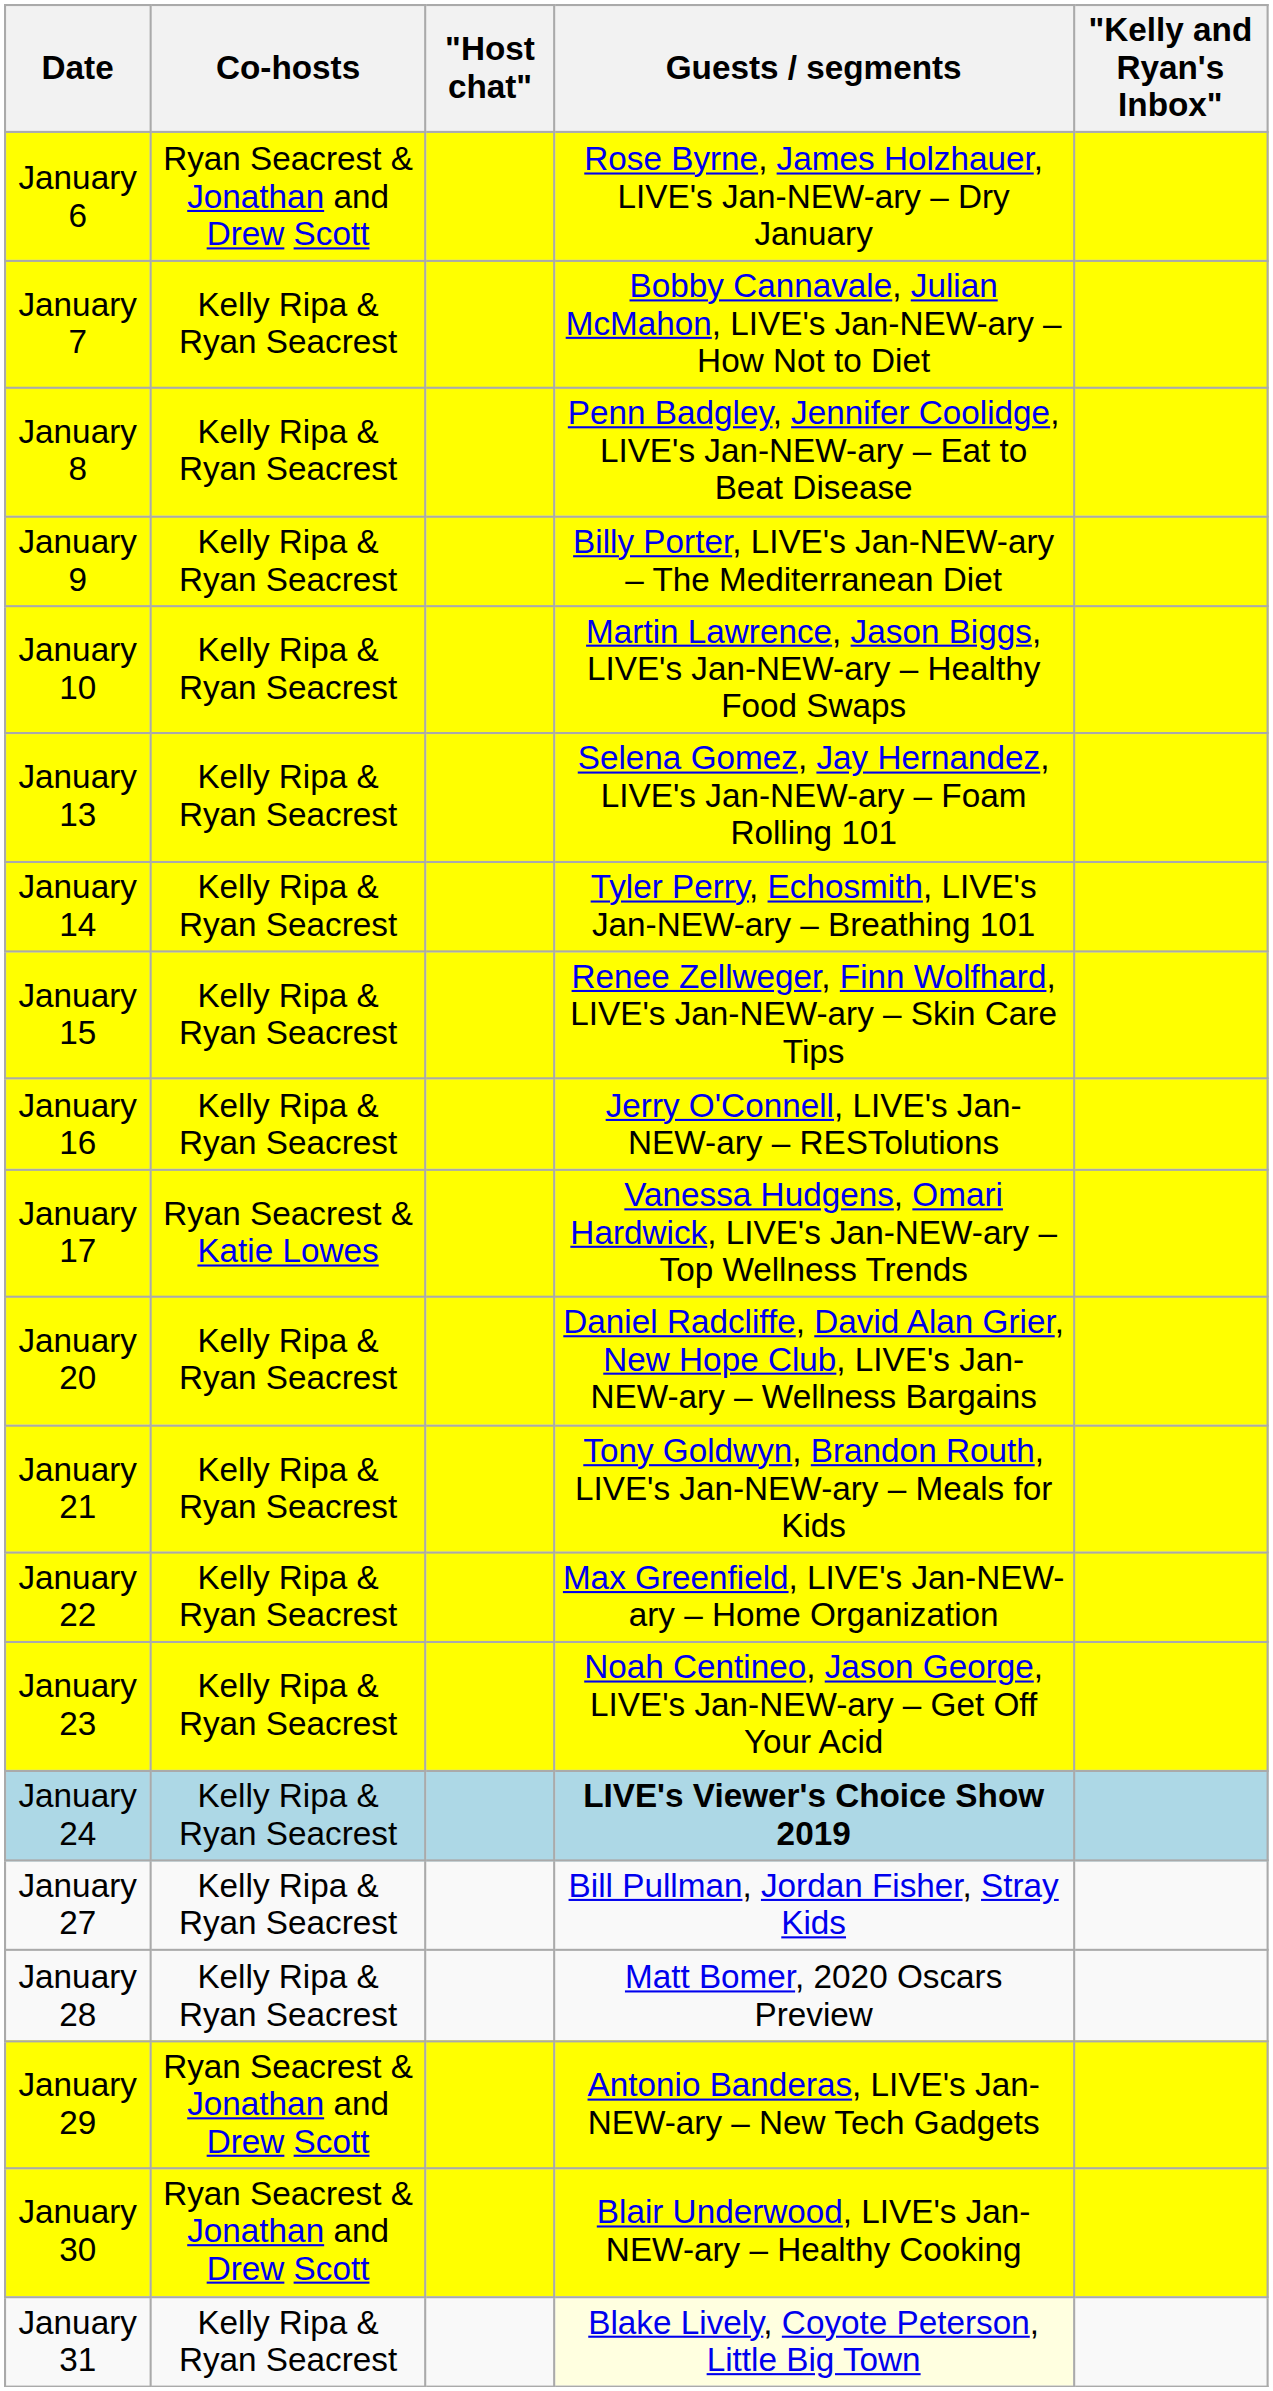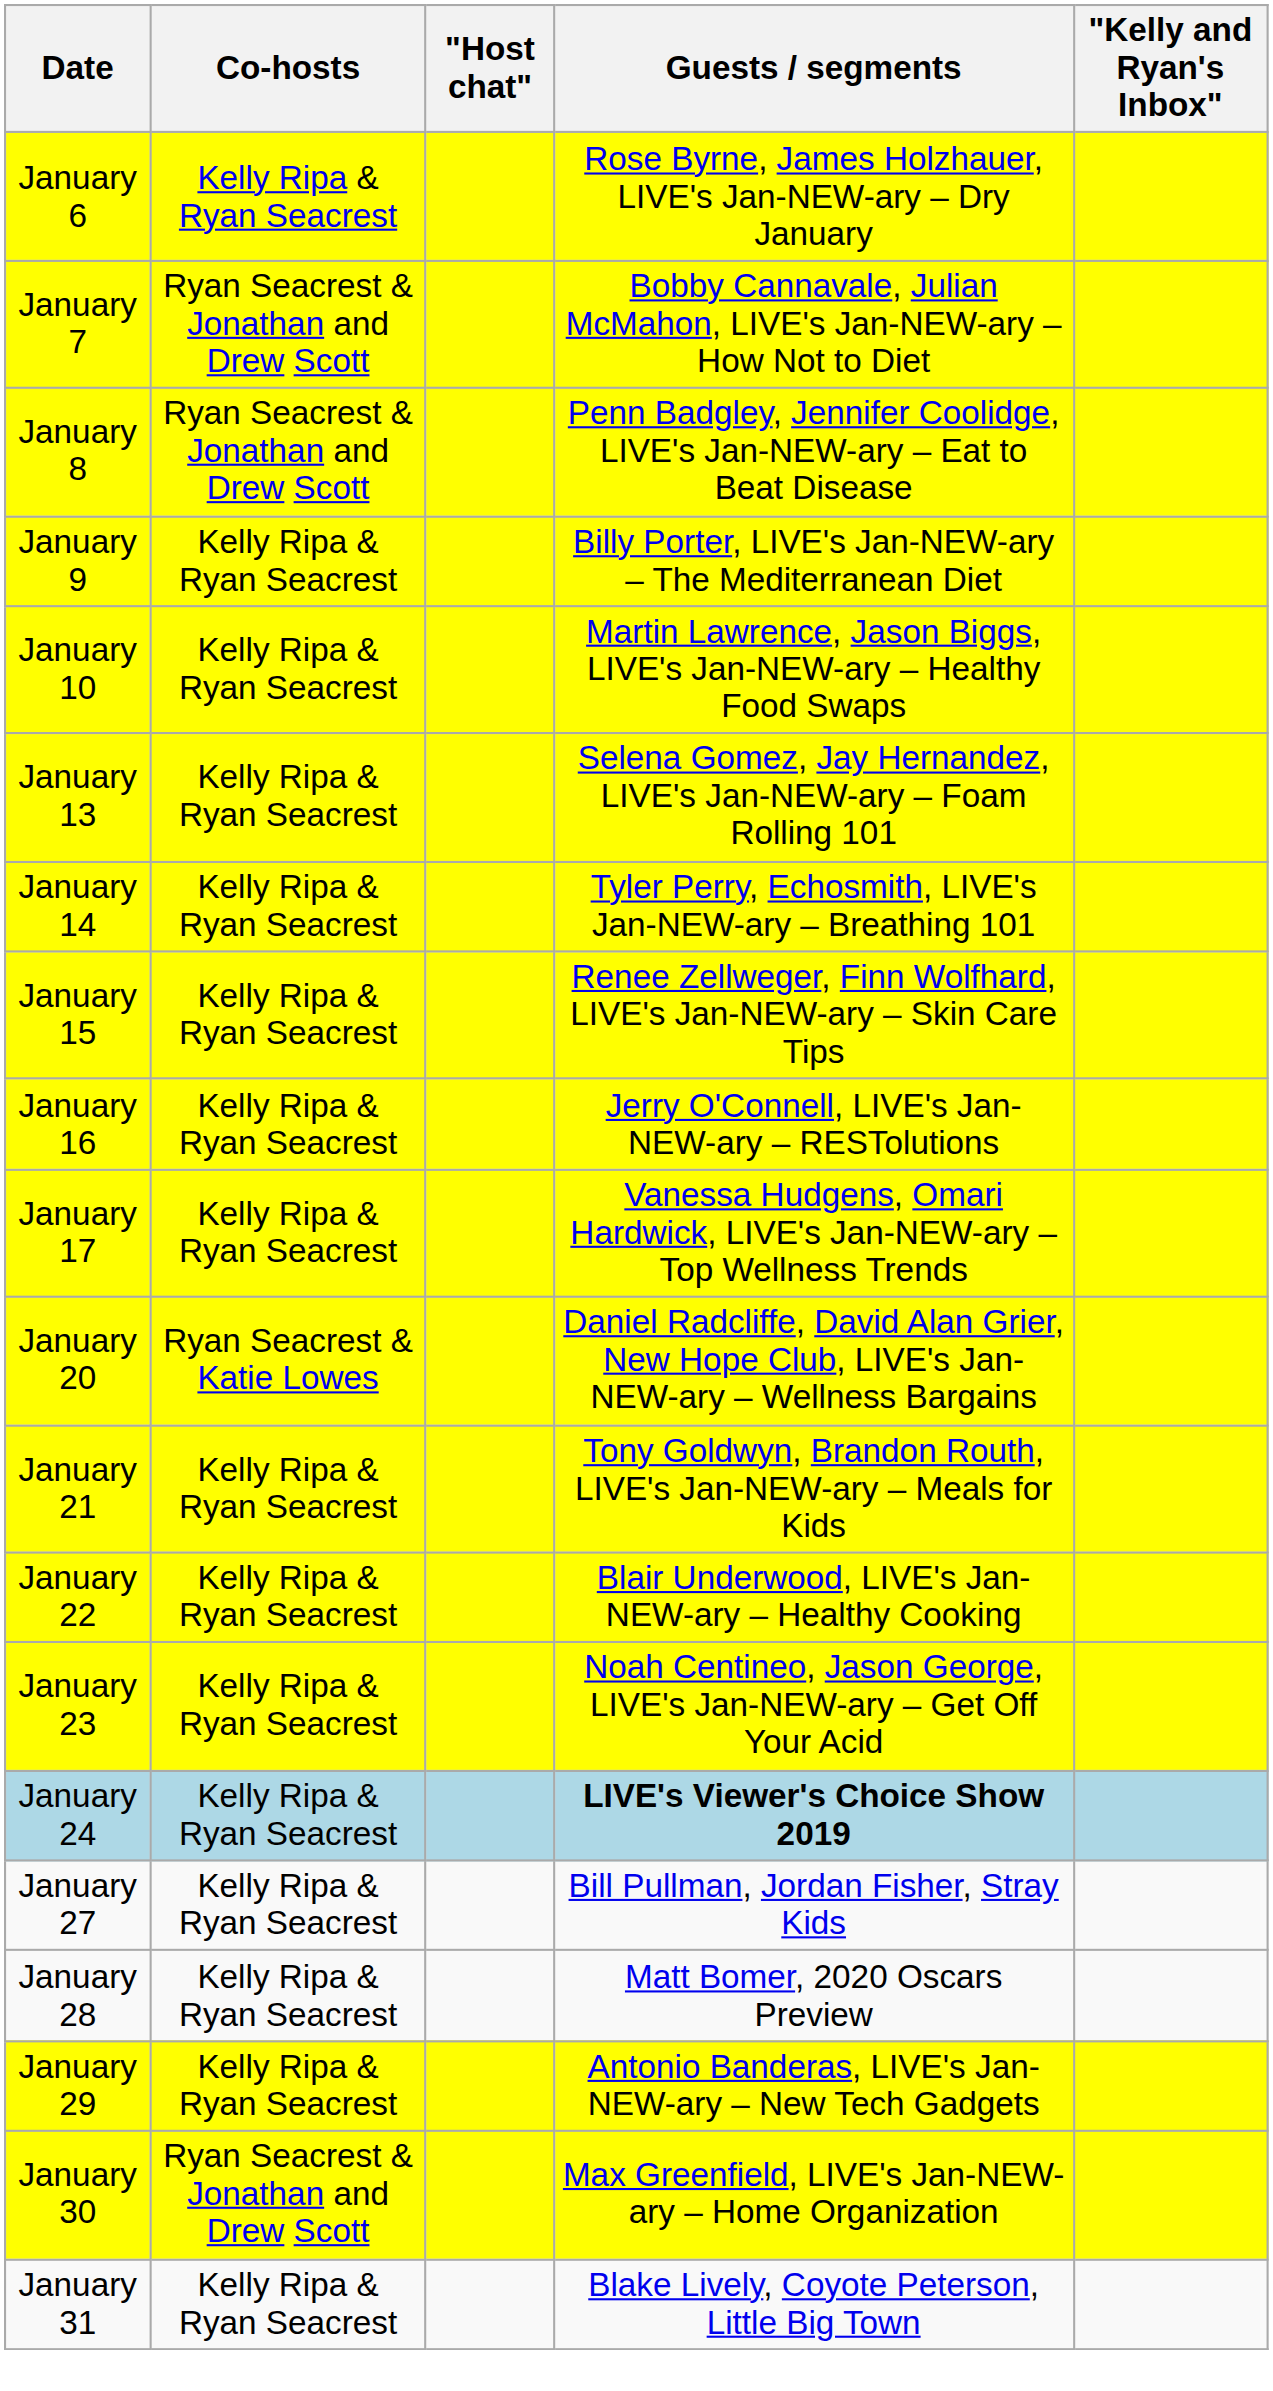(288, 195) Ryan Seacrest & Jonathan and Drew Scott -> (288, 195) Kelly Ripa & Ryan Seacrest
(288, 323) Kelly Ripa & Ryan Seacrest -> (288, 323) Ryan Seacrest & Jonathan and Drew Scott
(288, 451) Kelly Ripa & Ryan Seacrest -> (288, 451) Ryan Seacrest & Jonathan and Drew Scott
(288, 1232) Ryan Seacrest & Katie Lowes -> (288, 1232) Kelly Ripa & Ryan Seacrest
(288, 1360) Kelly Ripa & Ryan Seacrest -> (288, 1360) Ryan Seacrest & Katie Lowes
(814, 1596) Max Greenfield, LIVE's Jan-NEW-ary – Home Organization -> (814, 1596) Blair Underwood, LIVE's Jan-NEW-ary – Healthy Cooking
(288, 2104) Ryan Seacrest & Jonathan and Drew Scott -> (288, 2085) Kelly Ripa & Ryan Seacrest
(814, 2231) Blair Underwood, LIVE's Jan-NEW-ary – Healthy Cooking -> (814, 2194) Max Greenfield, LIVE's Jan-NEW-ary – Home Organization
(814, 2340) lightyellow background -> (814, 2303) no background
